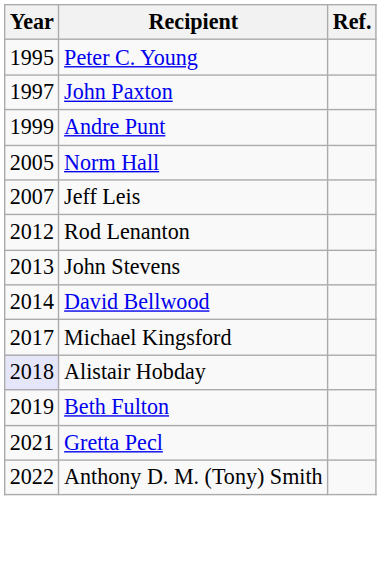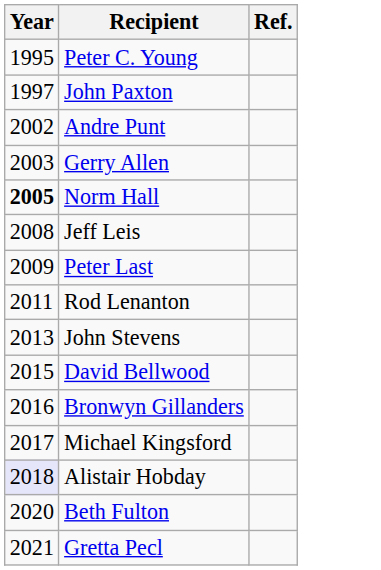(32, 127) 1999 -> (32, 127) 2002
+ row: (117, 162)
(32, 162) normal -> (32, 197) bold
(32, 197) 2007 -> (32, 232) 2008
+ row: (109, 267)
(32, 232) 2012 -> (31, 302) 2011
(32, 302) 2014 -> (32, 372) 2015
+ row: (154, 407)
(32, 407) 2019 -> (32, 512) 2020
- row: (193, 477)
